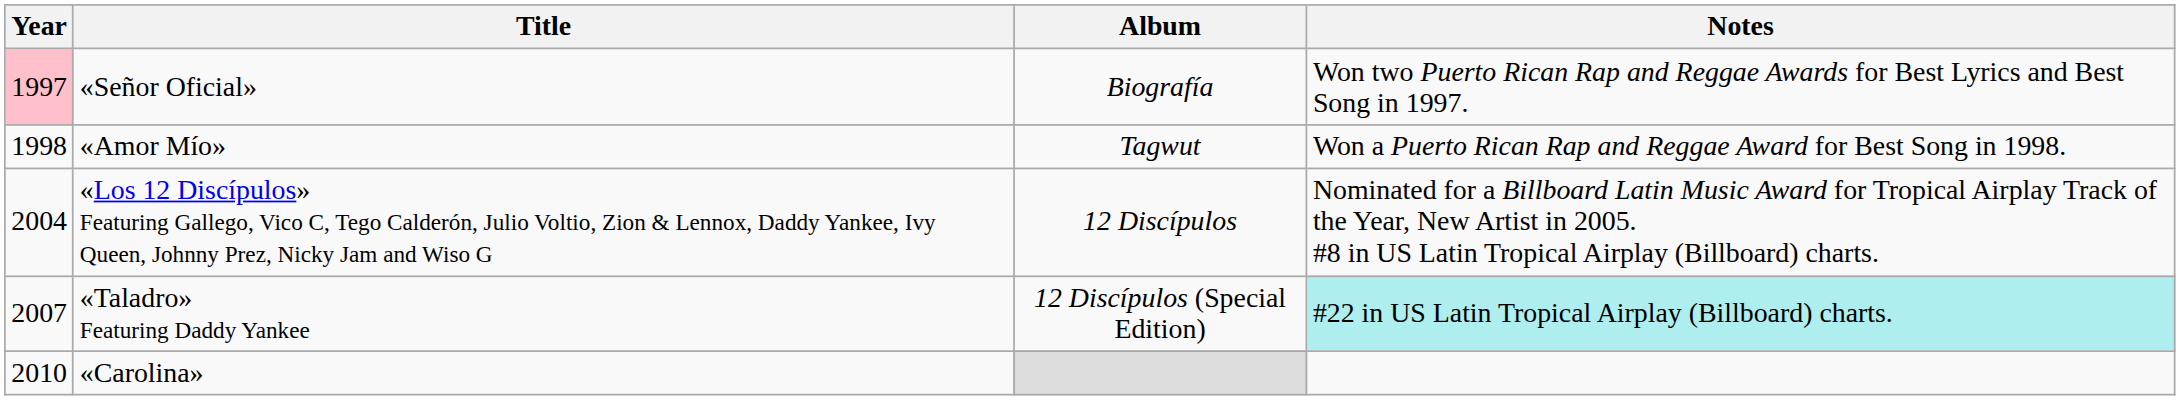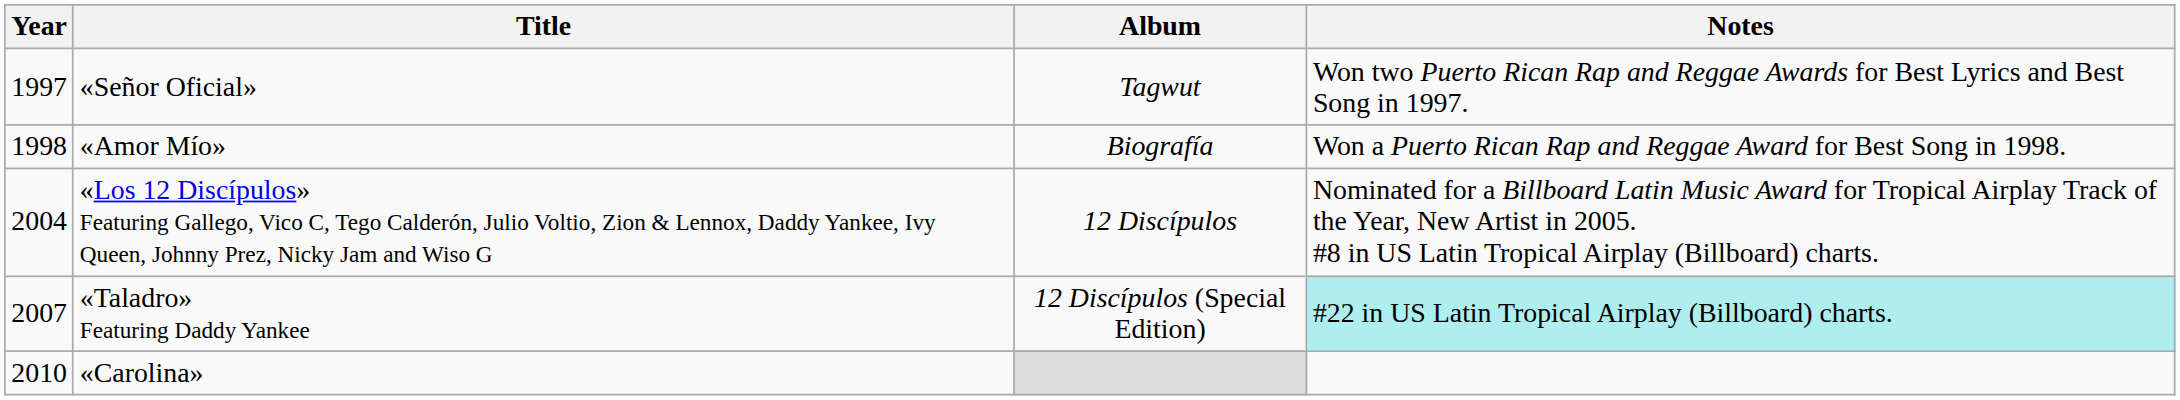(39, 86) pink background -> (39, 86) no background
(1160, 86) Biografía -> (1160, 86) Tagwut
(1160, 146) Tagwut -> (1160, 146) Biografía
